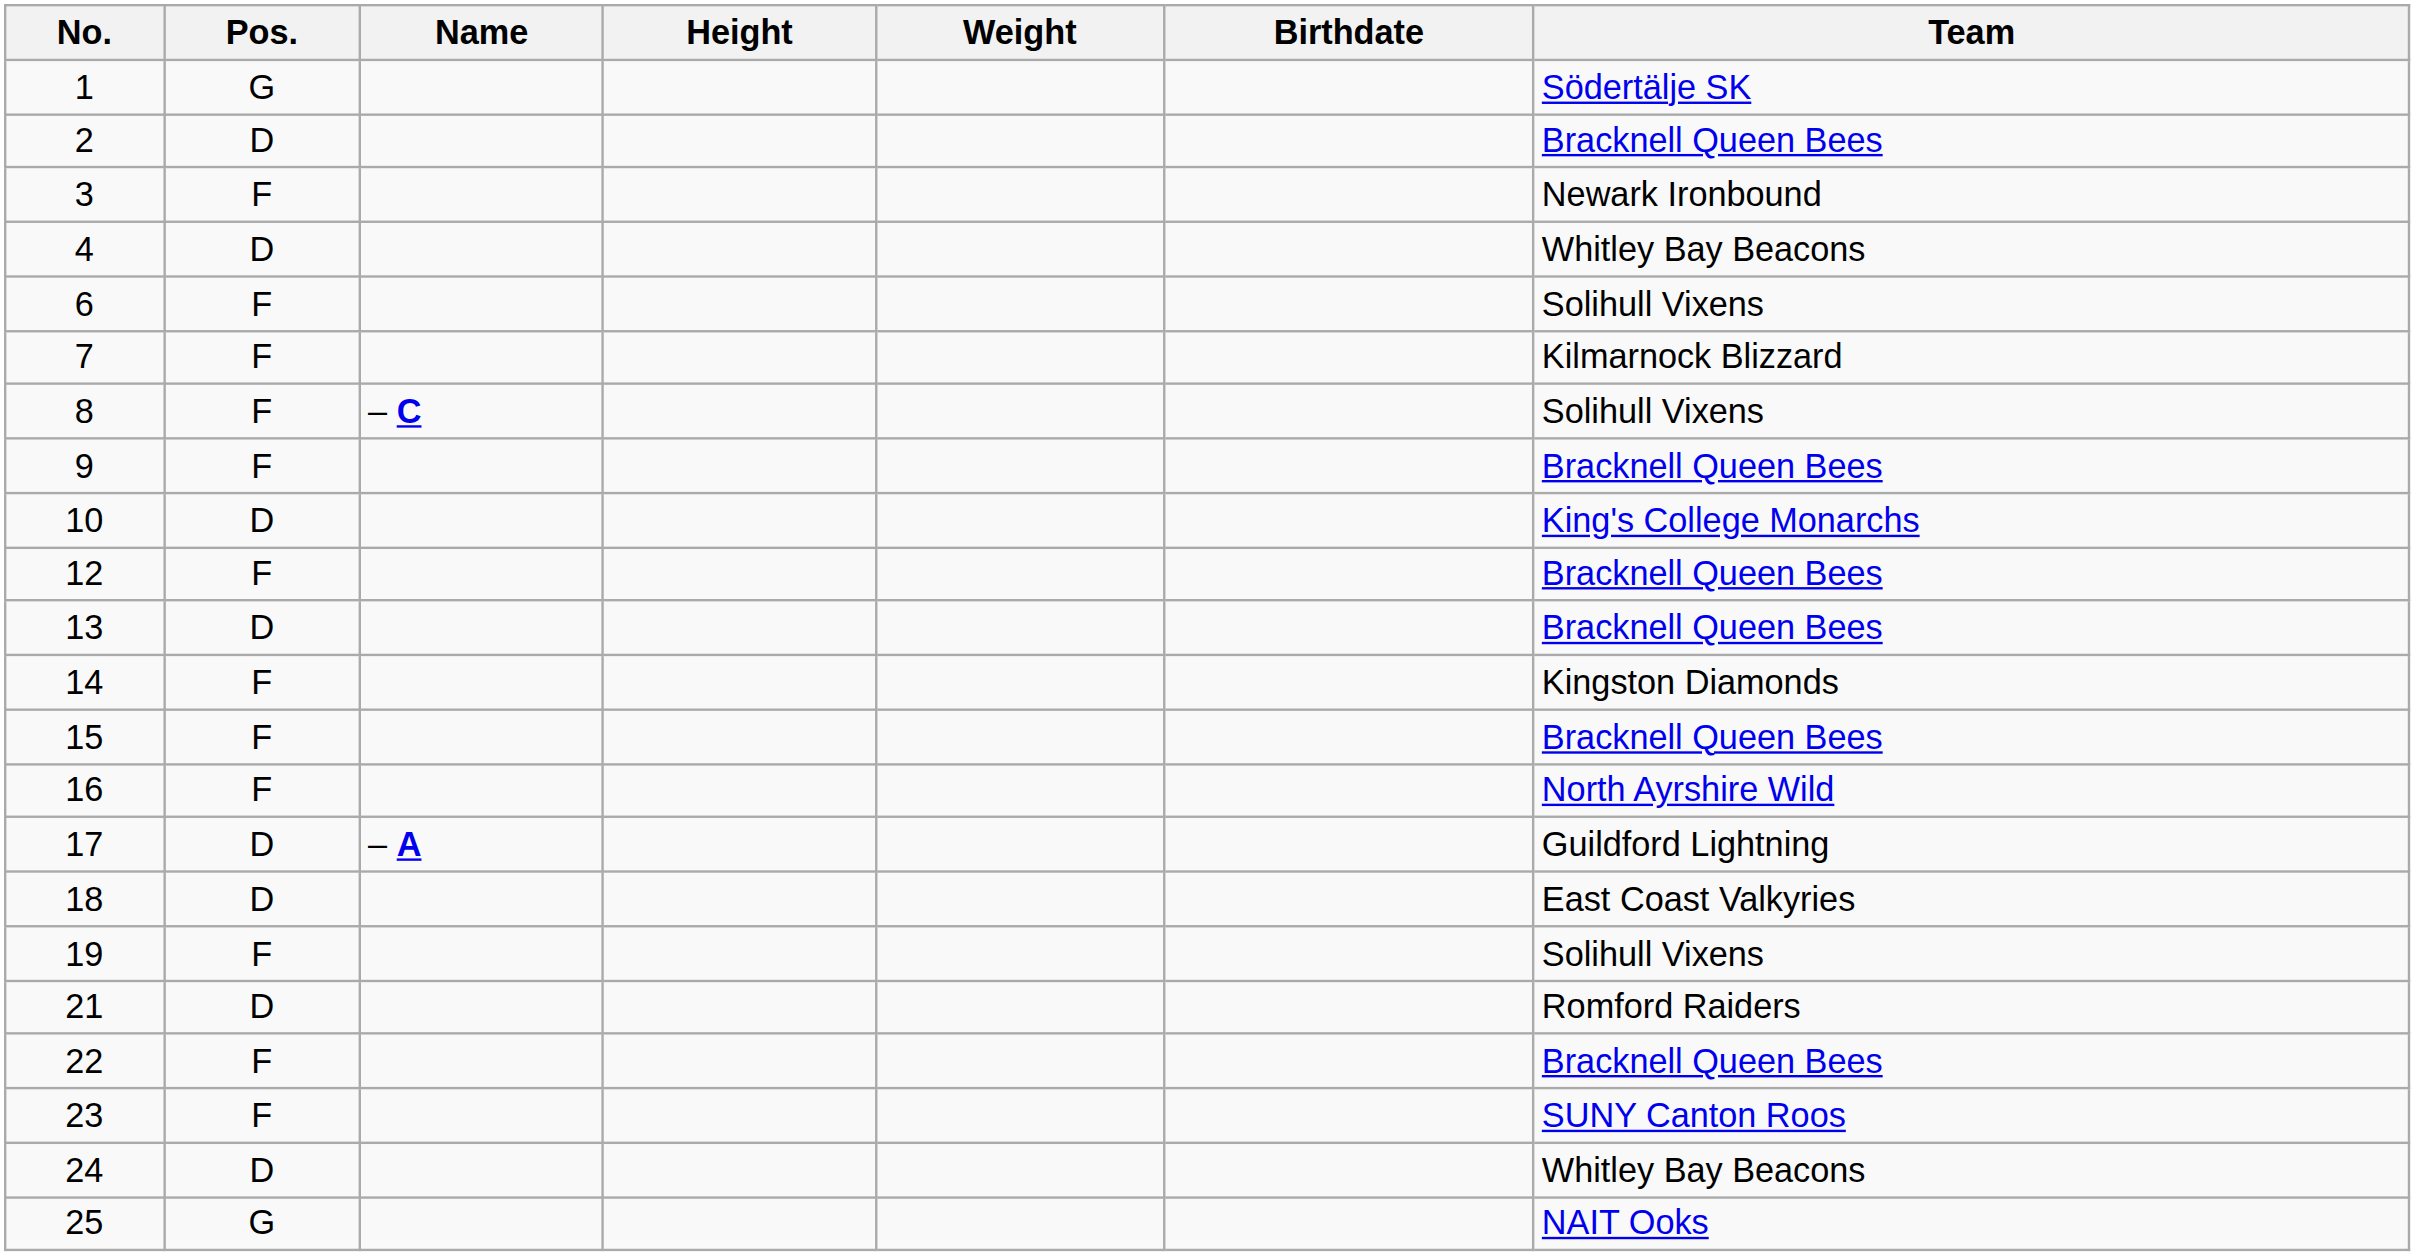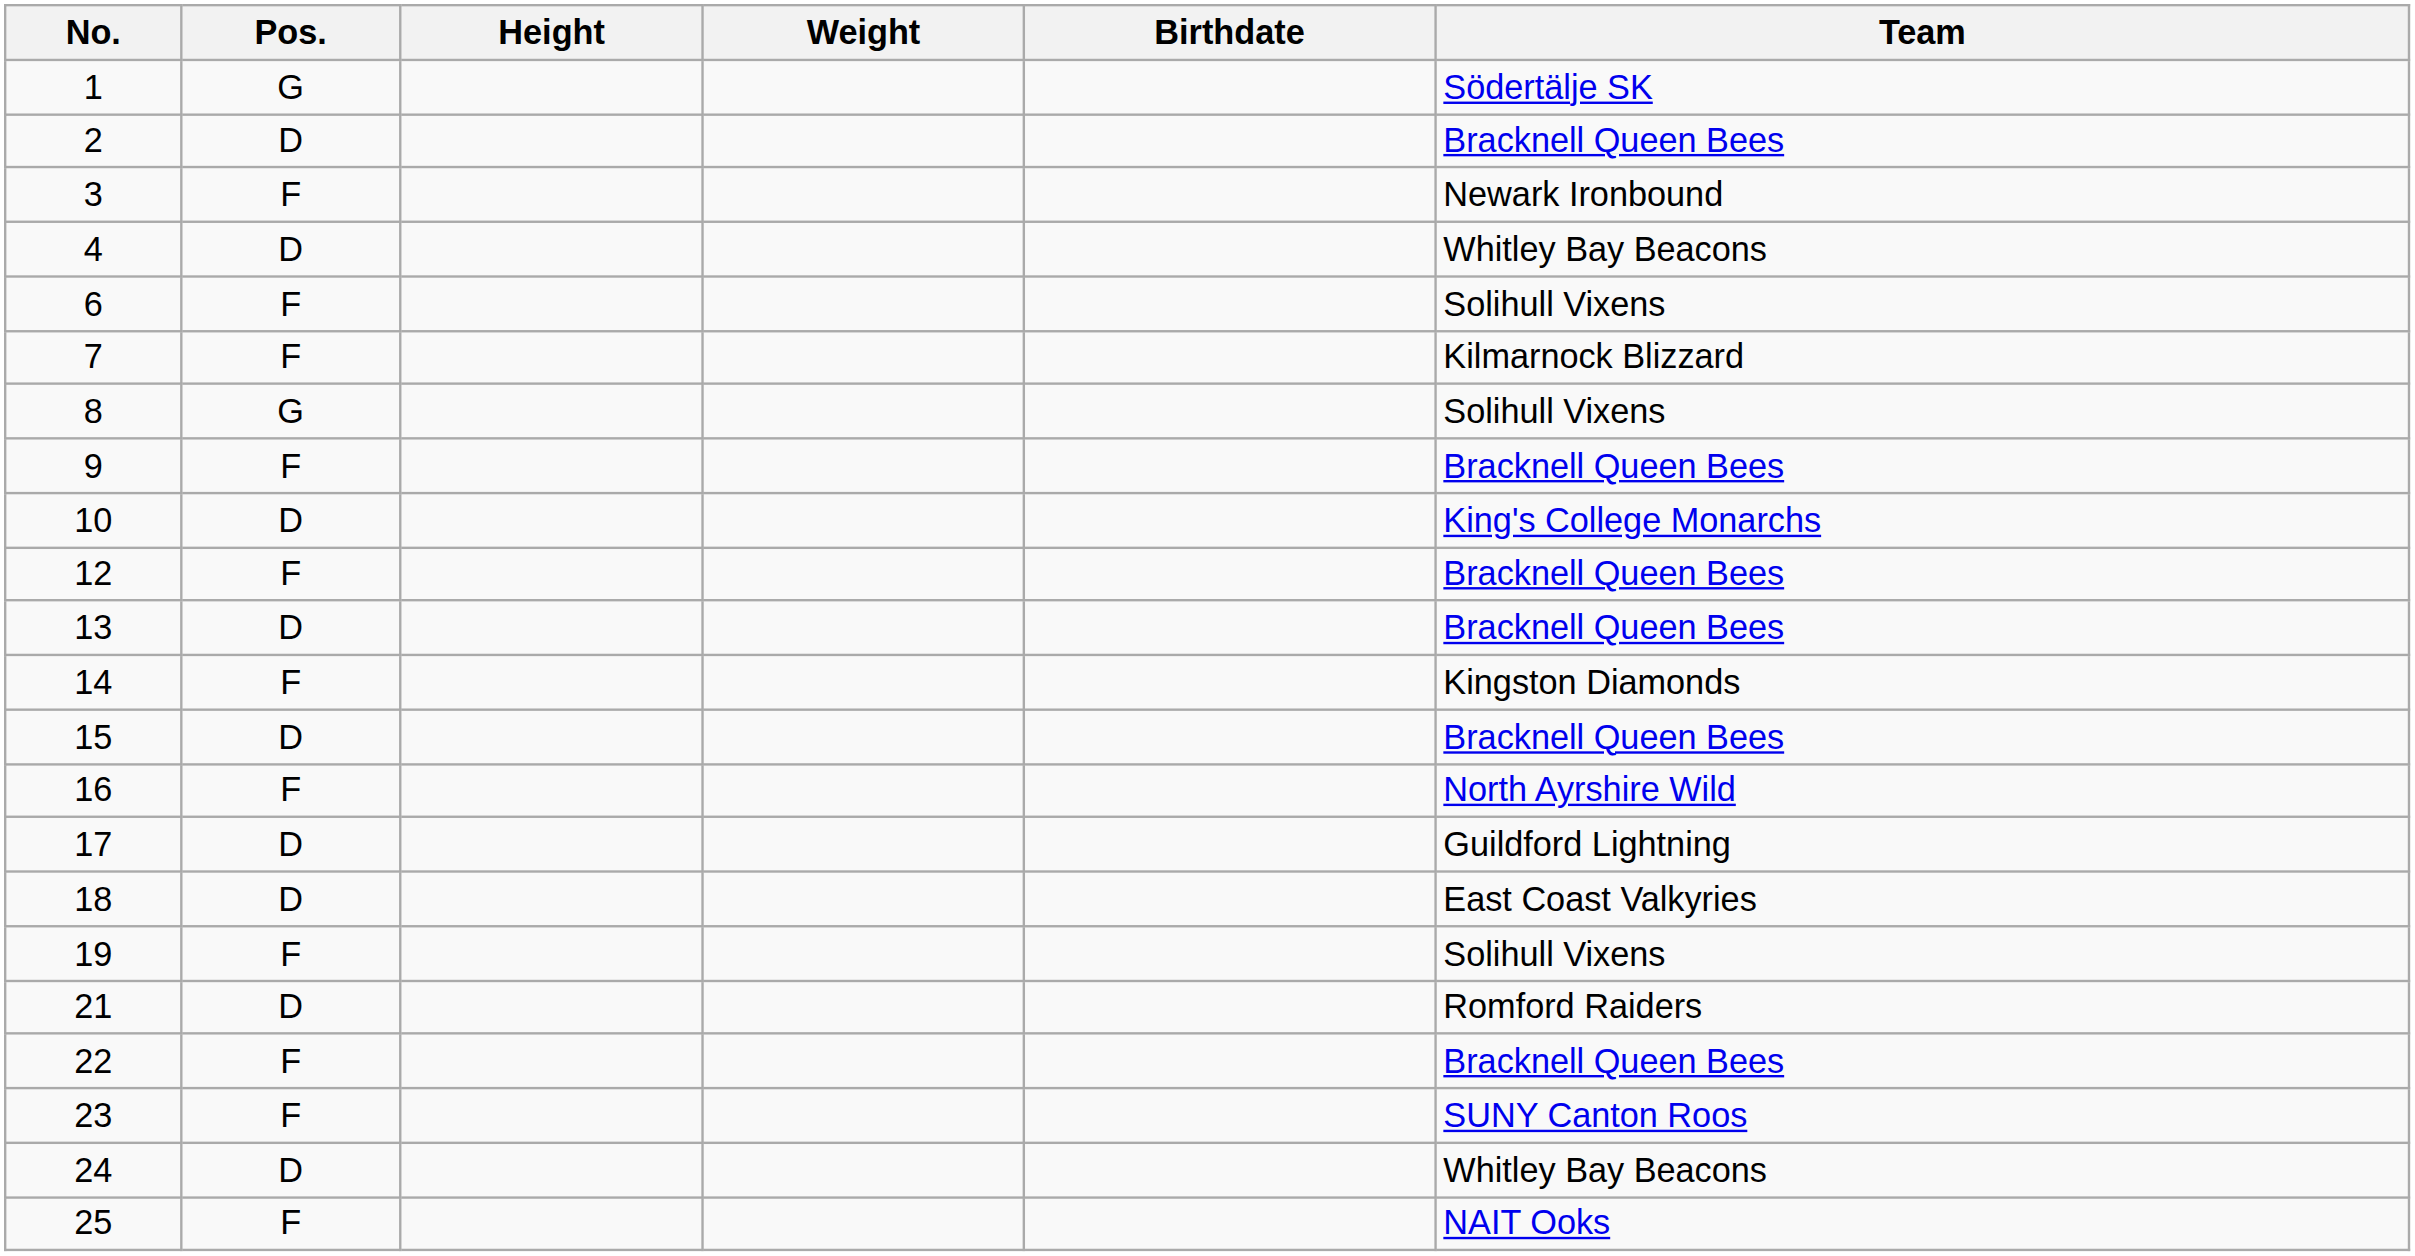- column: (482, 33)
(262, 412) F -> (291, 412) G
(262, 737) F -> (291, 737) D
(262, 1224) G -> (291, 1224) F
